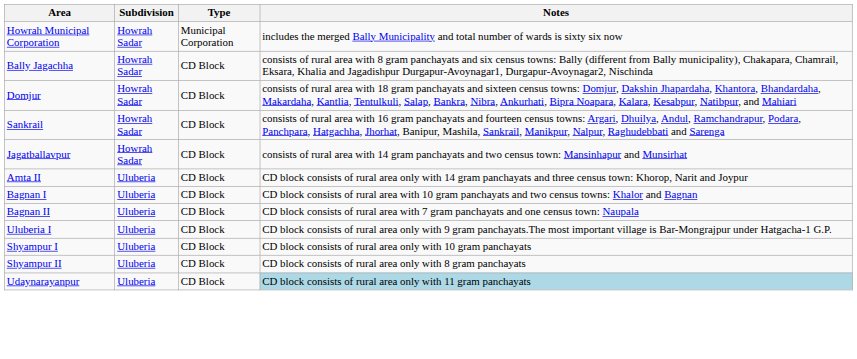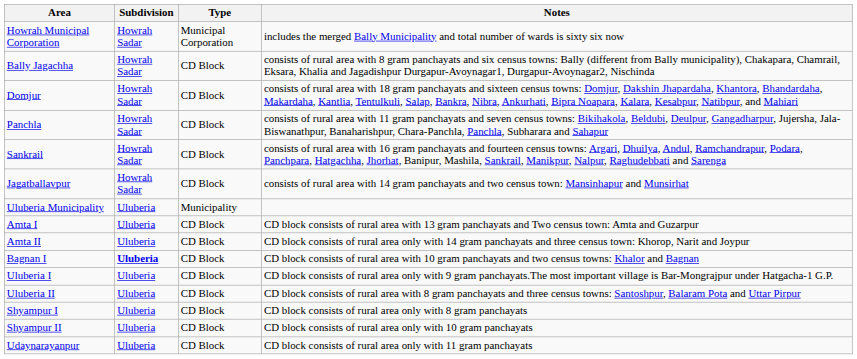+ row: (24, 124)
+ row: (55, 207)
+ row: (22, 224)
(136, 195) normal -> (138, 259) bold
- row: (28, 212)
+ row: (31, 293)
(397, 246) CD block consists of rural area only with 10 gram panchayats -> (396, 310) CD block consists of rural area only with 8 gram panchayats
(394, 264) CD block consists of rural area only with 8 gram panchayats -> (398, 328) CD block consists of rural area only with 10 gram panchayats
(397, 281) lightblue background -> (398, 345) no background
